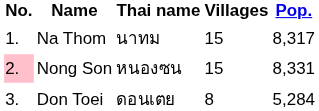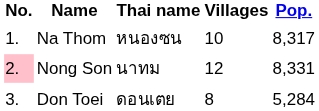(139, 38) นาทม -> (149, 38) หนองซน
(214, 37) 15 -> (214, 37) 10
(149, 68) หนองซน -> (139, 68) นาทม
(214, 68) 15 -> (214, 68) 12
